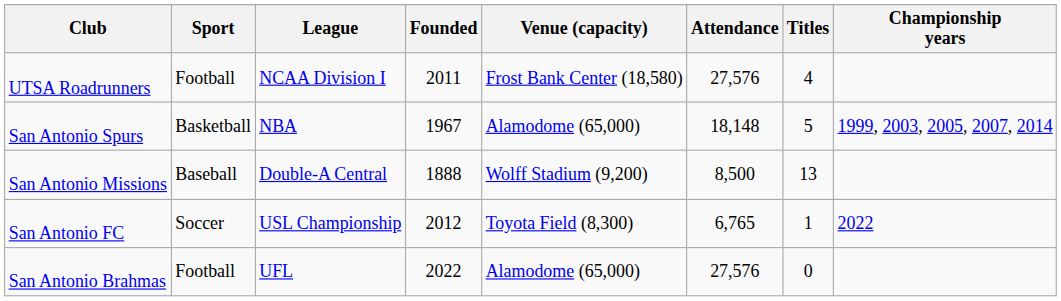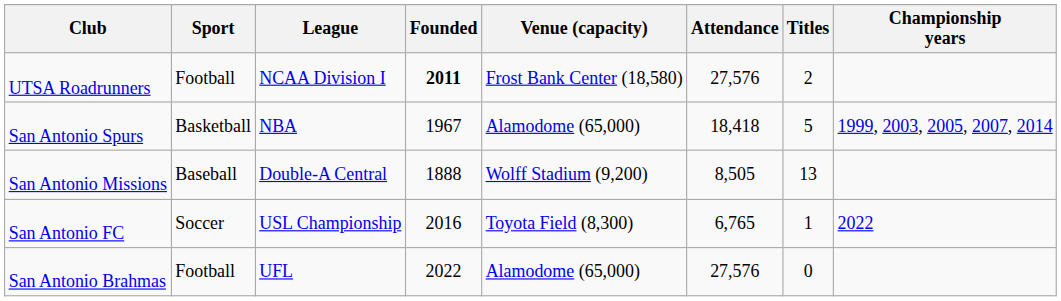(444, 77) normal -> (444, 77) bold
(808, 77) 4 -> (808, 77) 2
(735, 125) 18,148 -> (735, 125) 18,418
(735, 174) 8,500 -> (735, 174) 8,505
(444, 223) 2012 -> (444, 223) 2016
